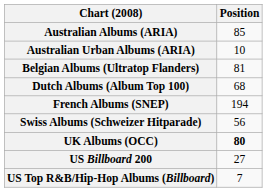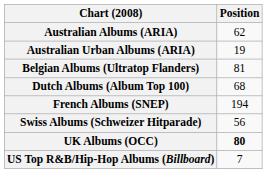(240, 31) 85 -> (240, 31) 62
(240, 50) 10 -> (240, 50) 19
- row: (111, 159)
